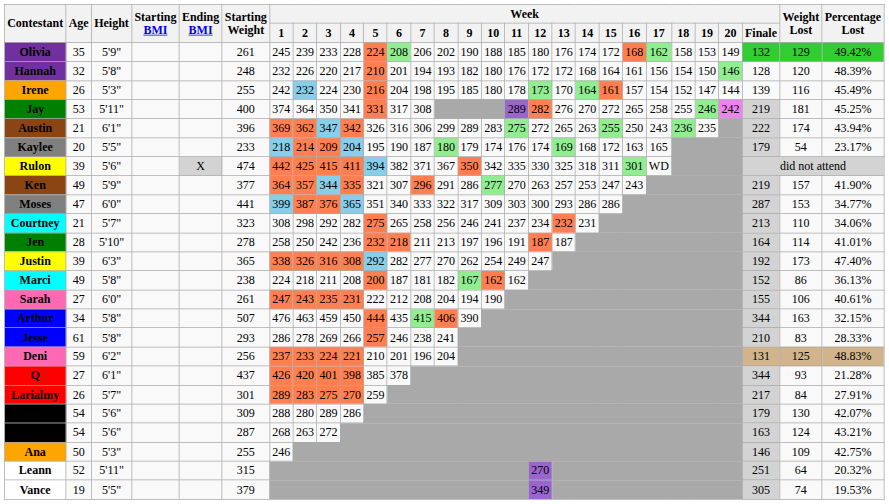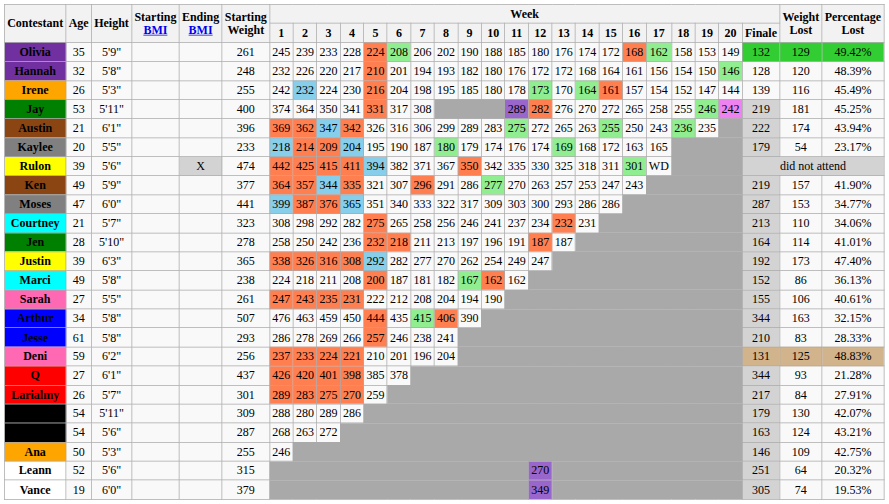(112, 299) 6'0" -> (112, 299) 5'5"
(112, 413) 5'6" -> (112, 413) 5'11"
(112, 470) 5'11" -> (112, 470) 5'6"
(112, 489) 5'5" -> (112, 489) 6'0"
